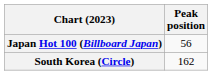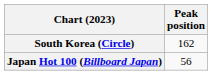rows swapped: (84, 43) <-> (84, 61)
